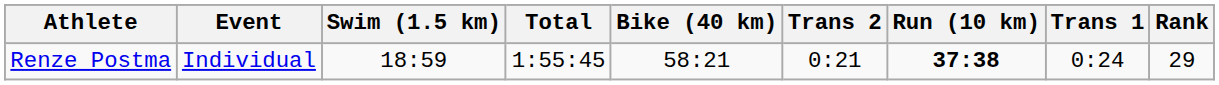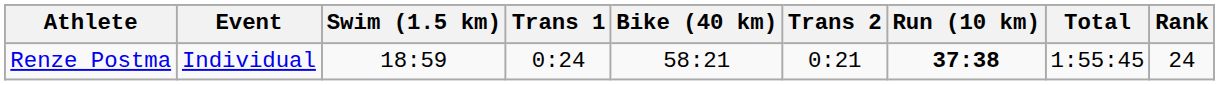columns swapped: (1098, 23) <-> (559, 23)
(1182, 61) 29 -> (1182, 61) 24
